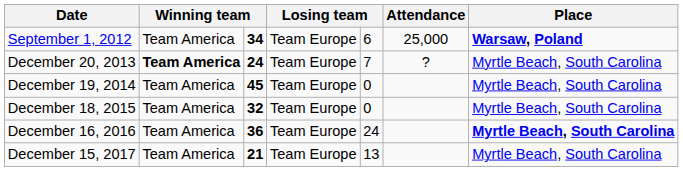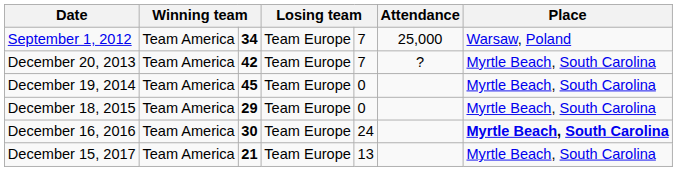(367, 39) 6 -> (362, 39) 7
(527, 39) bold -> (519, 39) normal
(191, 62) bold -> (189, 62) normal
(255, 62) 24 -> (249, 62) 42
(255, 108) 32 -> (249, 108) 29
(255, 131) 36 -> (249, 131) 30
